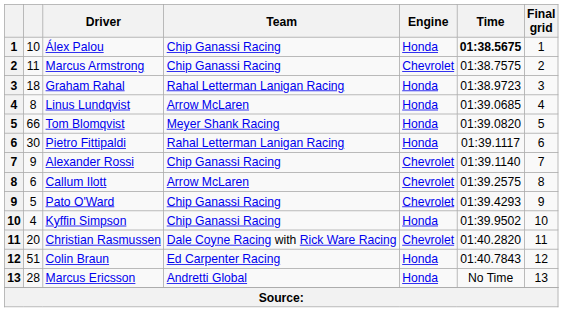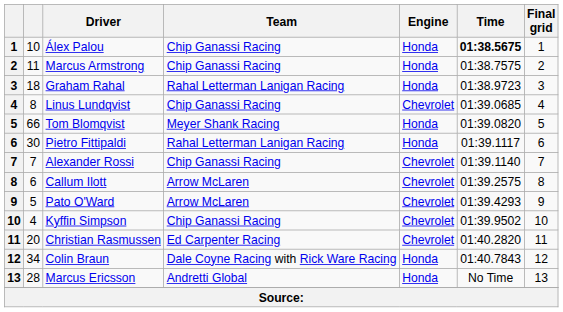(428, 66) Chevrolet -> (420, 66) Honda
(208, 105) Arrow McLaren -> (224, 105) Chip Ganassi Racing
(420, 105) Honda -> (428, 105) Chevrolet
(33, 163) 9 -> (33, 163) 7
(224, 201) Chip Ganassi Racing -> (208, 201) Arrow McLaren
(420, 220) Honda -> (428, 220) Chevrolet
(282, 240) Dale Coyne Racing with Rick Ware Racing -> (223, 240) Ed Carpenter Racing
(33, 259) 51 -> (33, 259) 34
(223, 259) Ed Carpenter Racing -> (282, 259) Dale Coyne Racing with Rick Ware Racing
